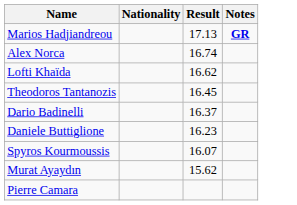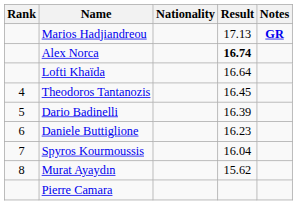+ column: (22, 14)
(203, 53) normal -> (237, 53) bold
(203, 72) 16.62 -> (237, 72) 16.64
(203, 111) 16.37 -> (237, 111) 16.39
(203, 151) 16.07 -> (237, 151) 16.04
